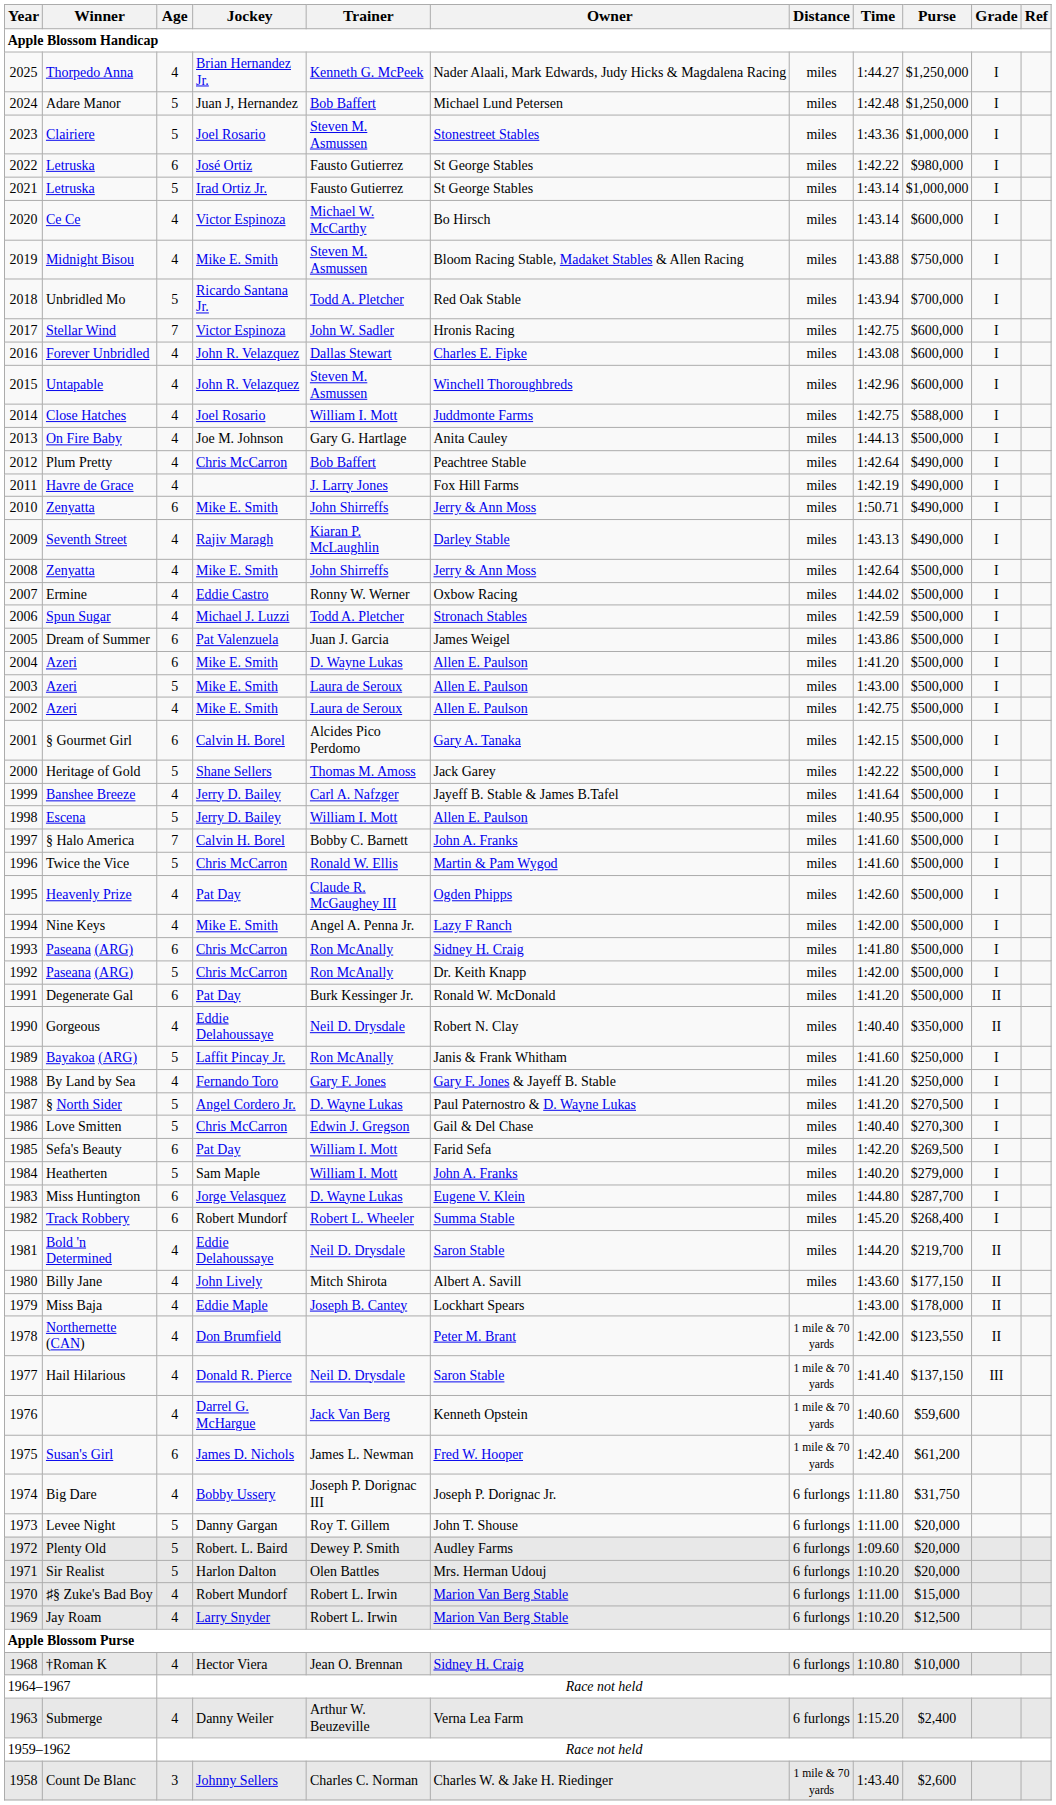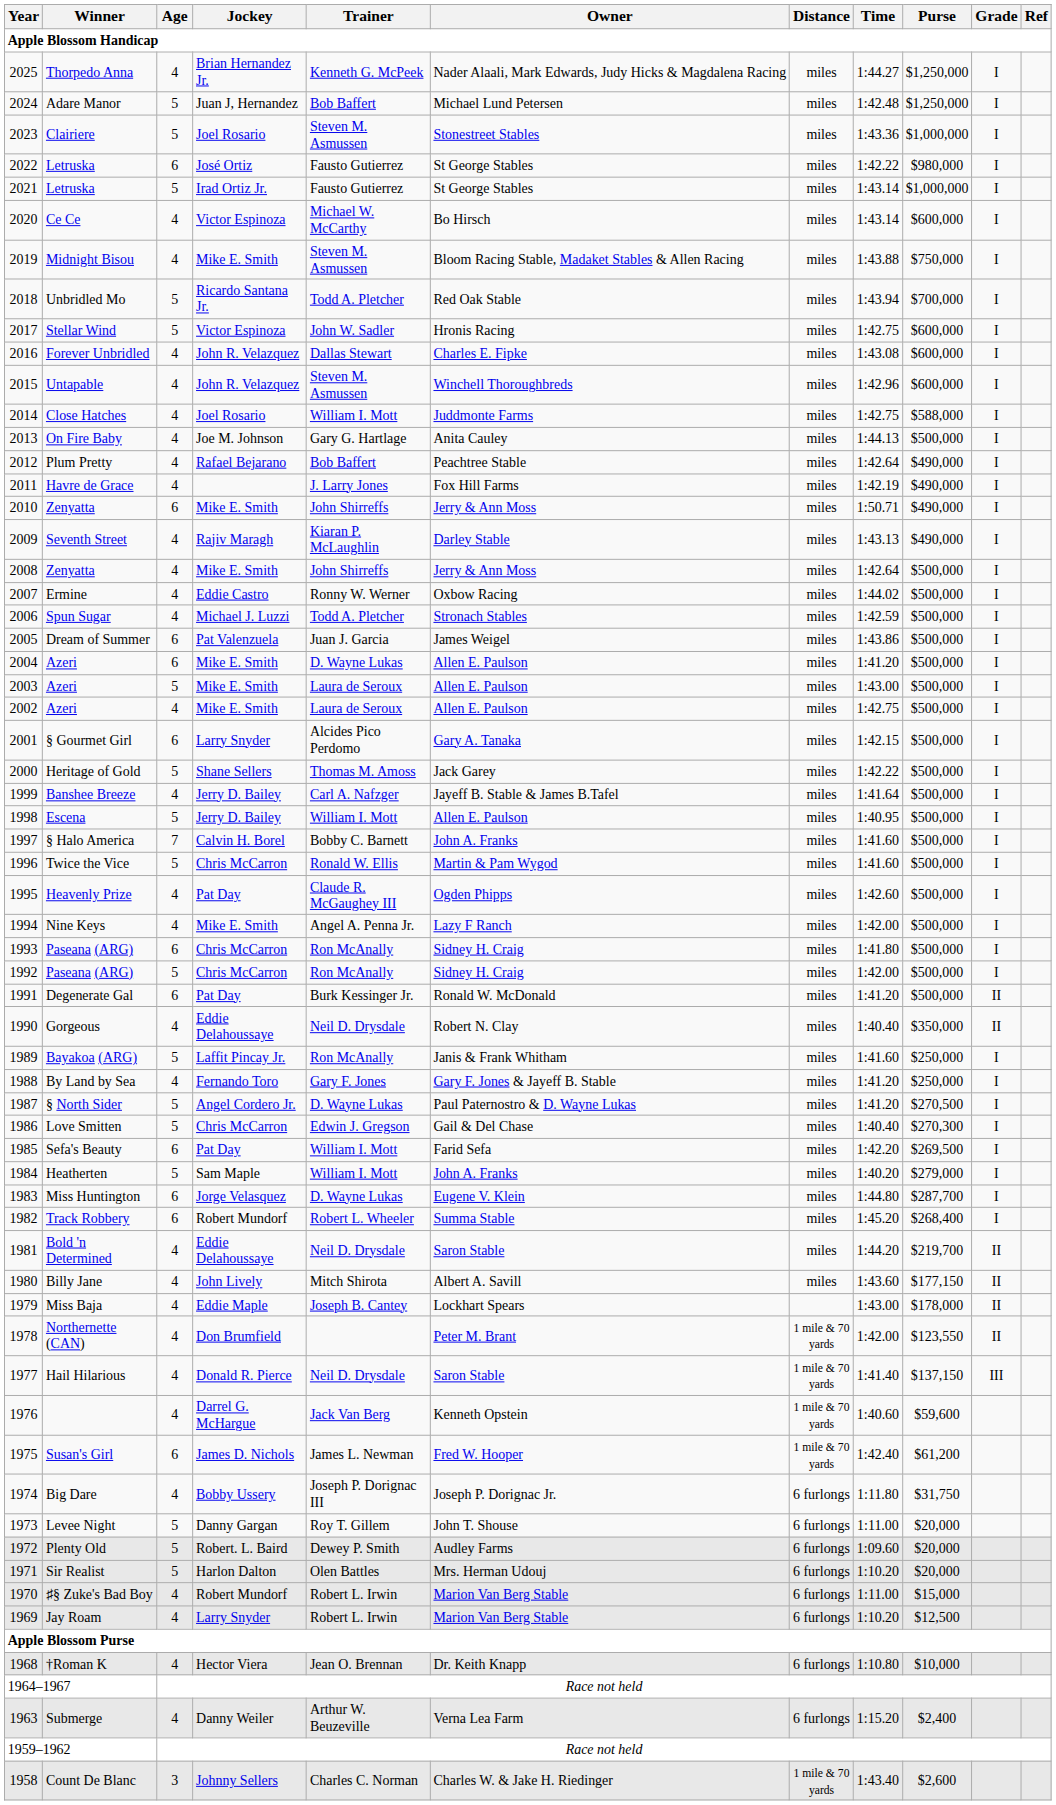(175, 330) 7 -> (175, 330) 5
(242, 462) Chris McCarron -> (241, 462) Rafael Bejarano
(240, 740) Calvin H. Borel -> (233, 740) Larry Snyder
(480, 972) Dr. Keith Knapp -> (479, 972) Sidney H. Craig
(479, 1663) Sidney H. Craig -> (480, 1663) Dr. Keith Knapp
